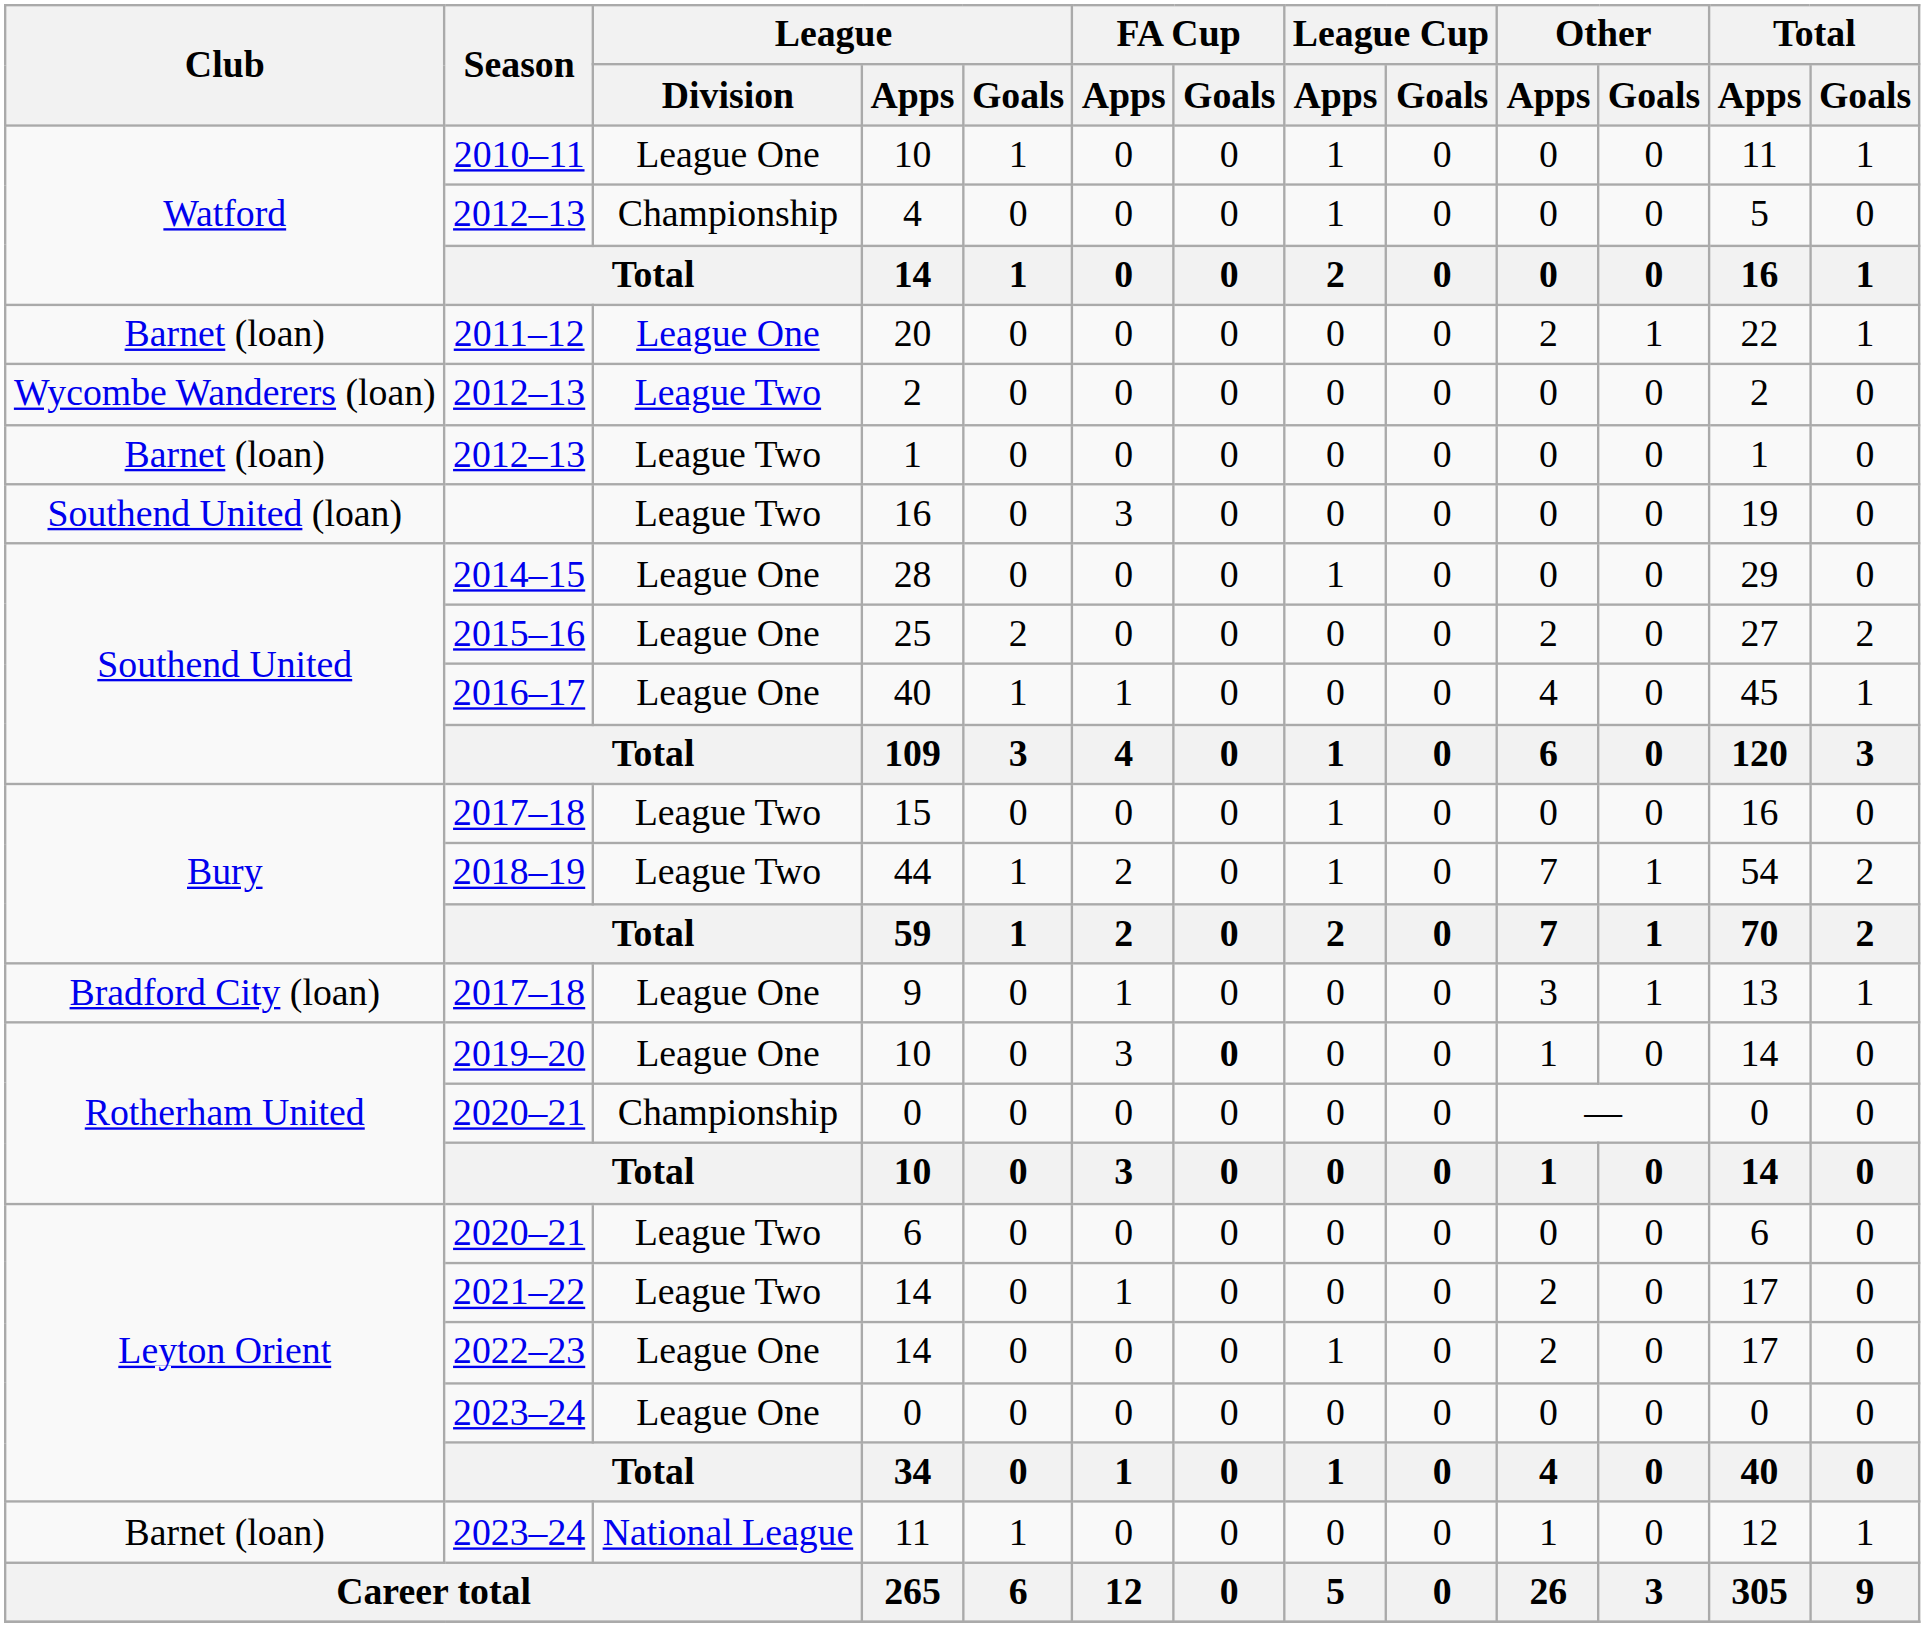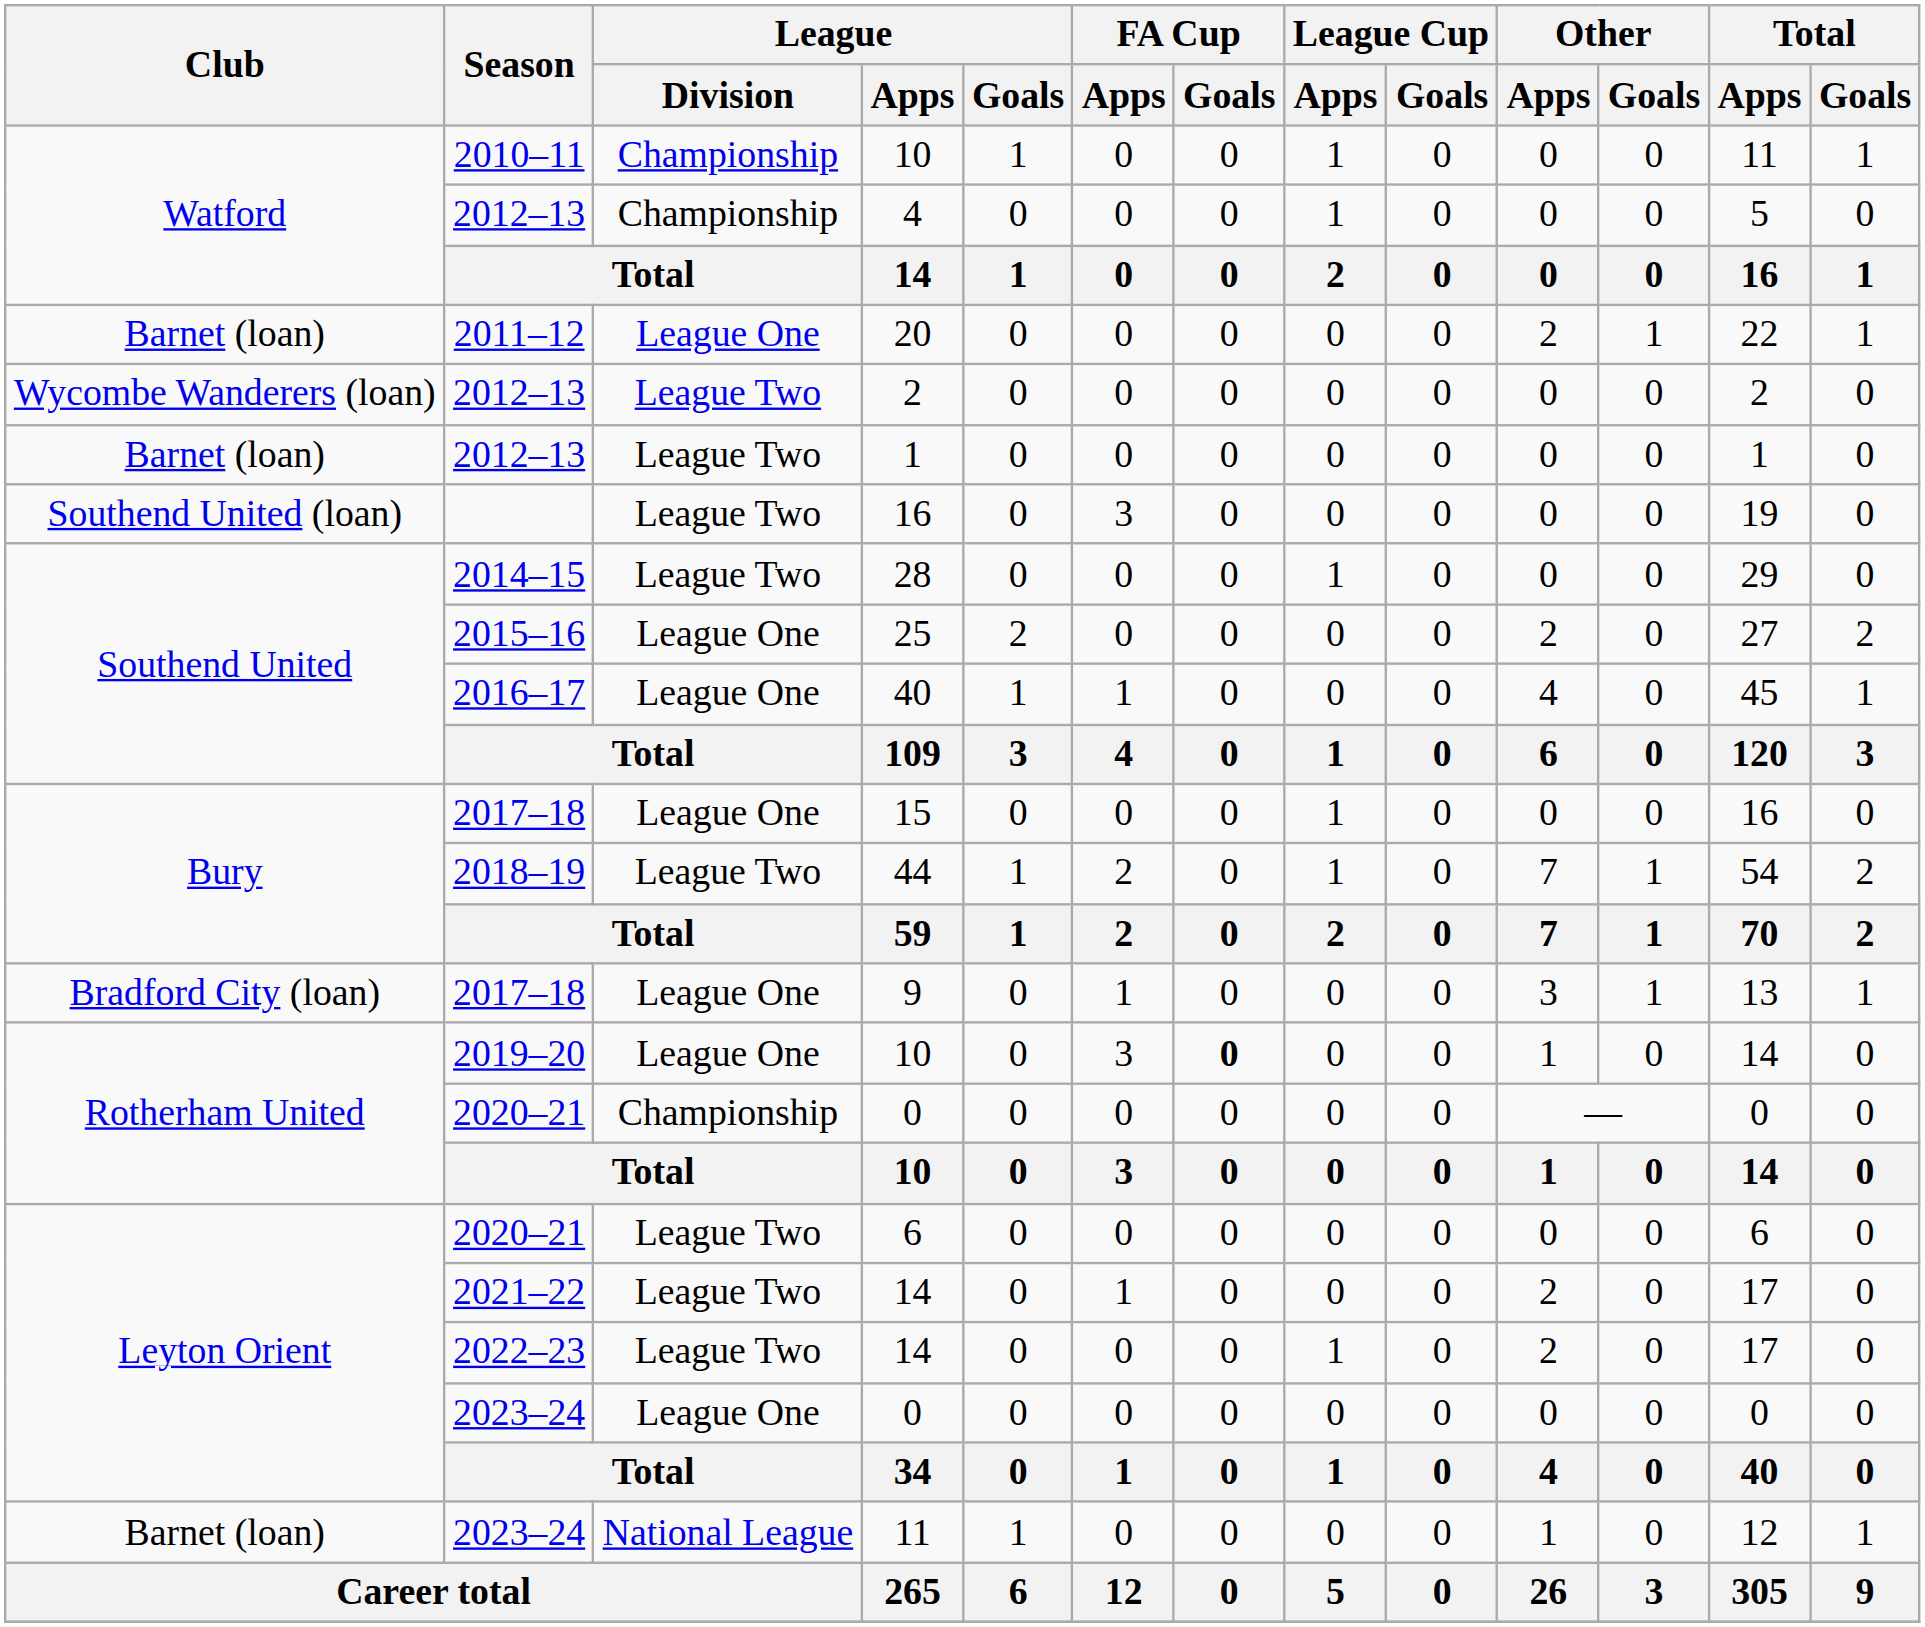(728, 154) League One -> (728, 154) Championship
(728, 573) League One -> (728, 573) League Two
(728, 812) League Two -> (728, 812) League One
(728, 1351) League One -> (728, 1351) League Two
